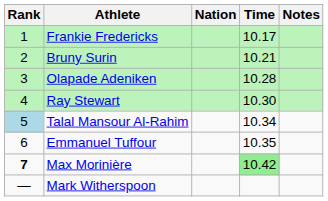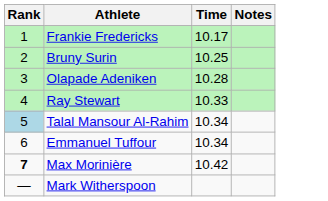- column: (216, 15)
(260, 57) 10.21 -> (212, 57) 10.25
(260, 100) 10.30 -> (212, 100) 10.33
(260, 143) 10.35 -> (212, 143) 10.34
(260, 164) lightgreen background -> (212, 164) no background
